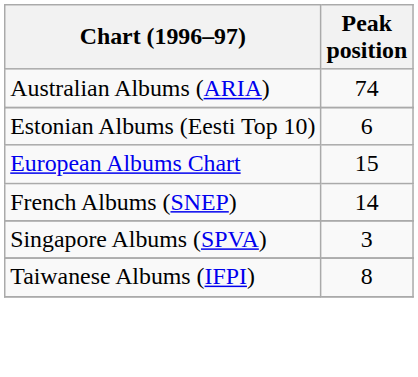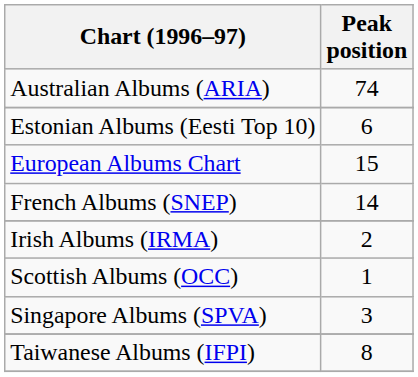+ row: (114, 239)
+ row: (124, 277)
